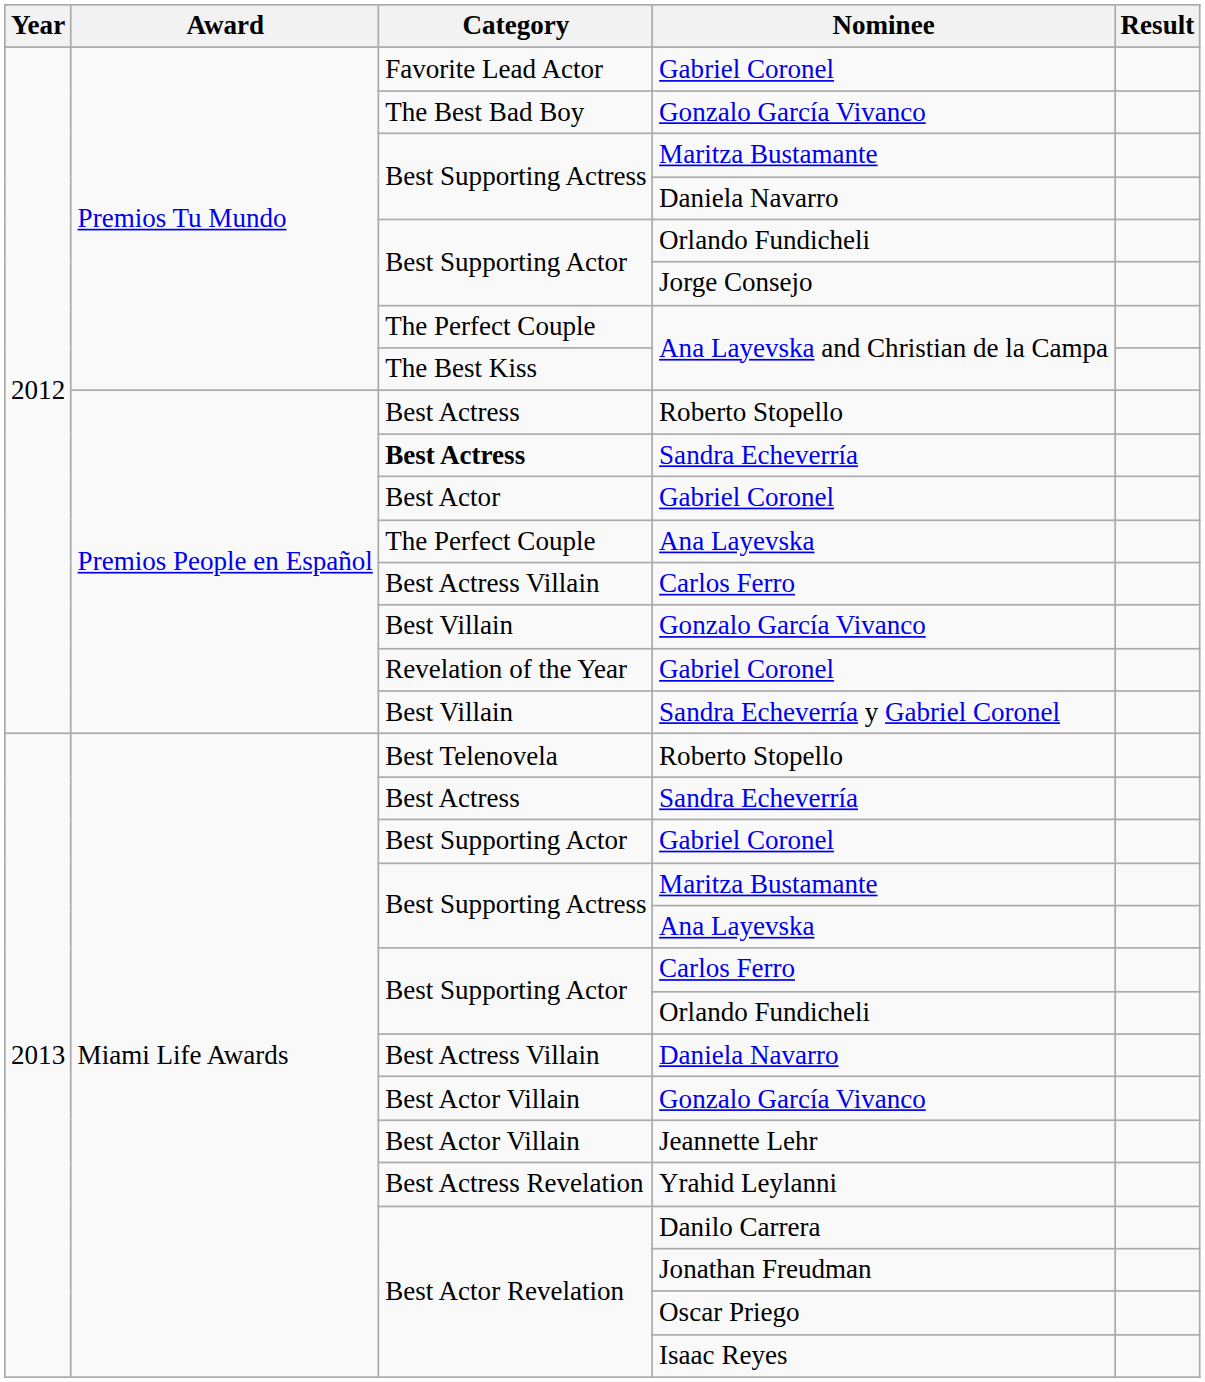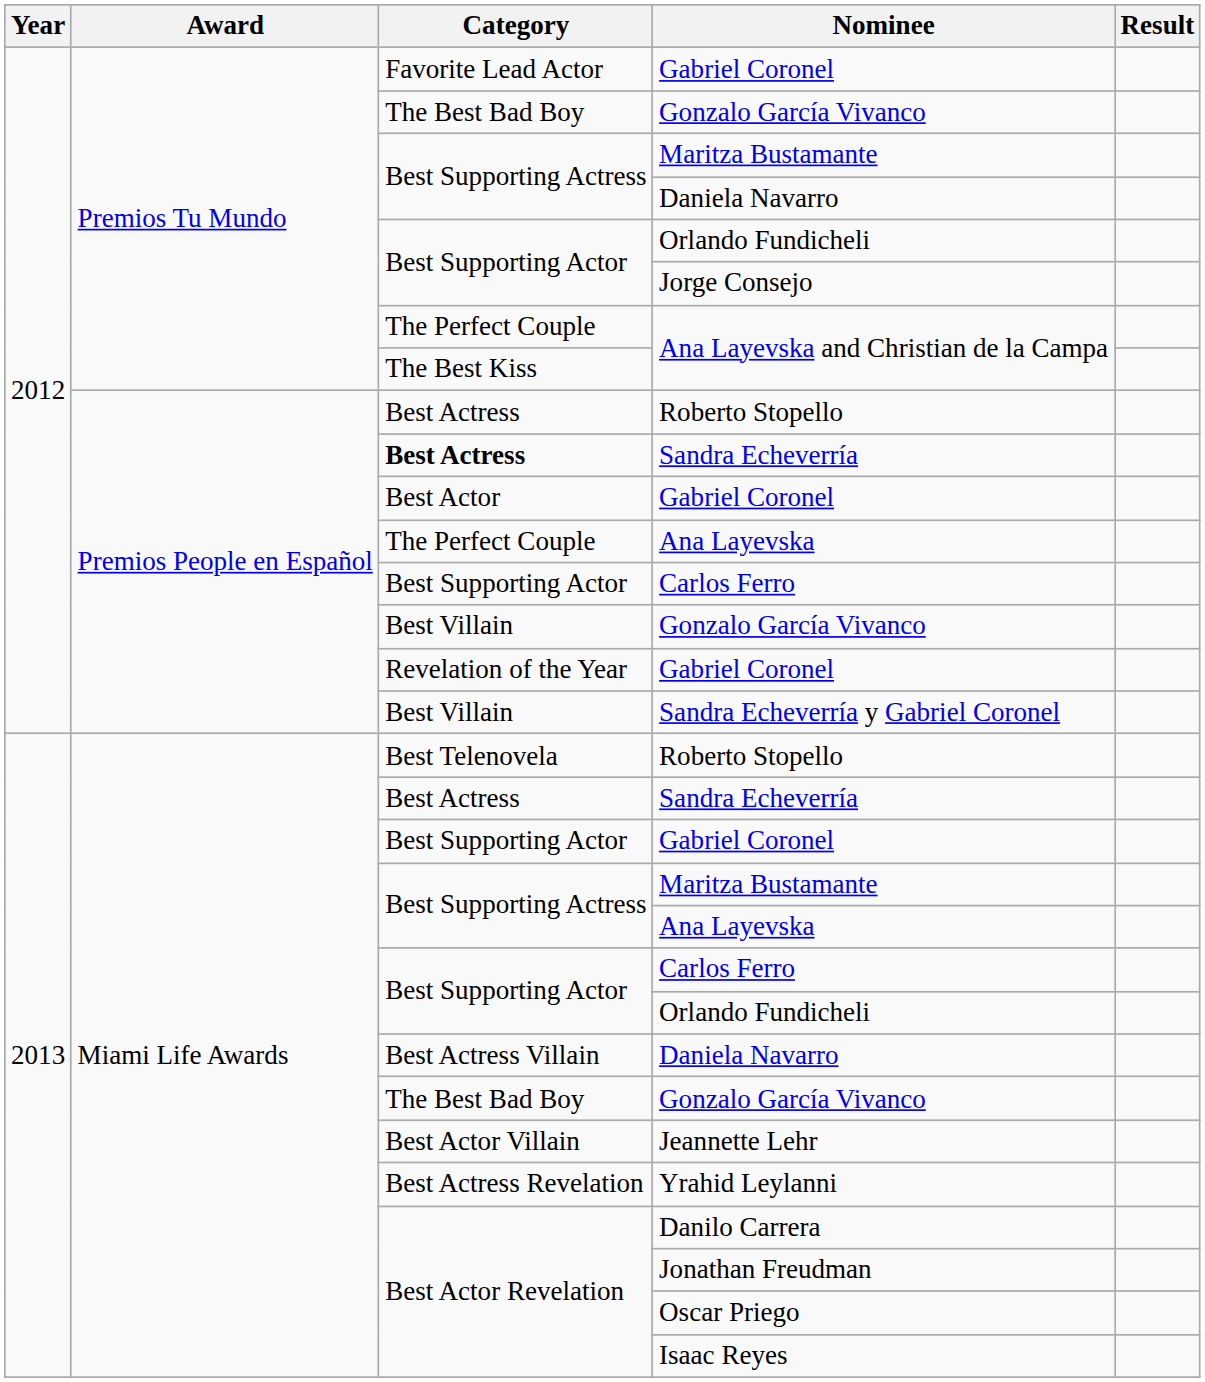(492, 583) Best Actress Villain -> (506, 583) Best Supporting Actor
(483, 1098) Best Actor Villain -> (485, 1098) The Best Bad Boy
